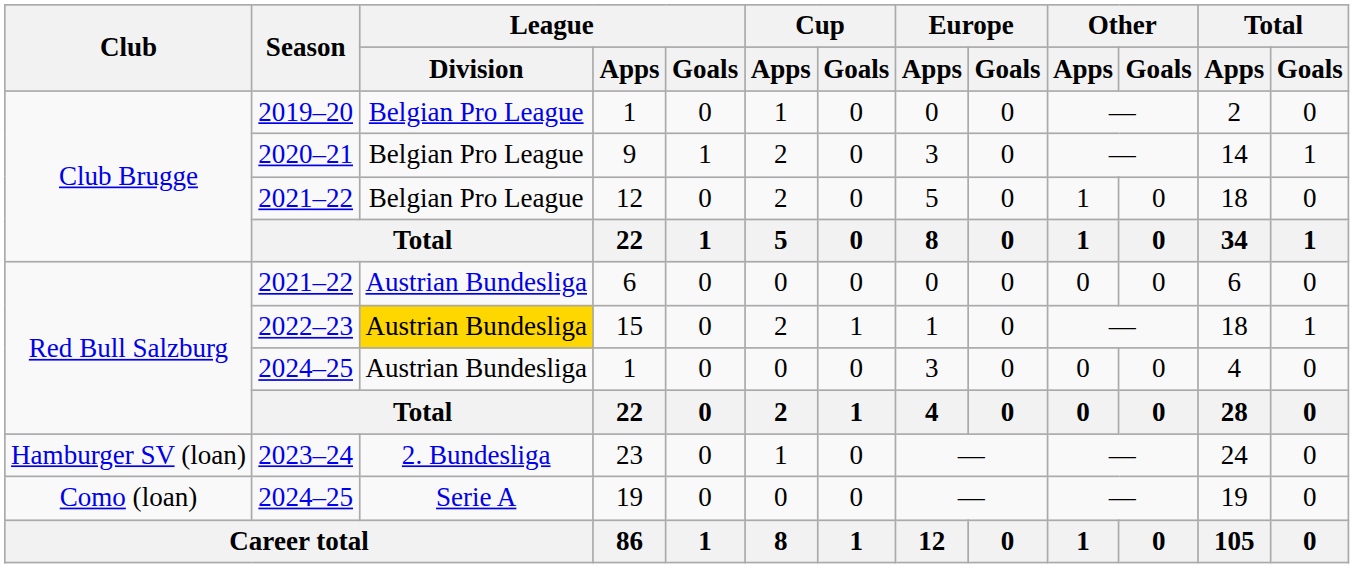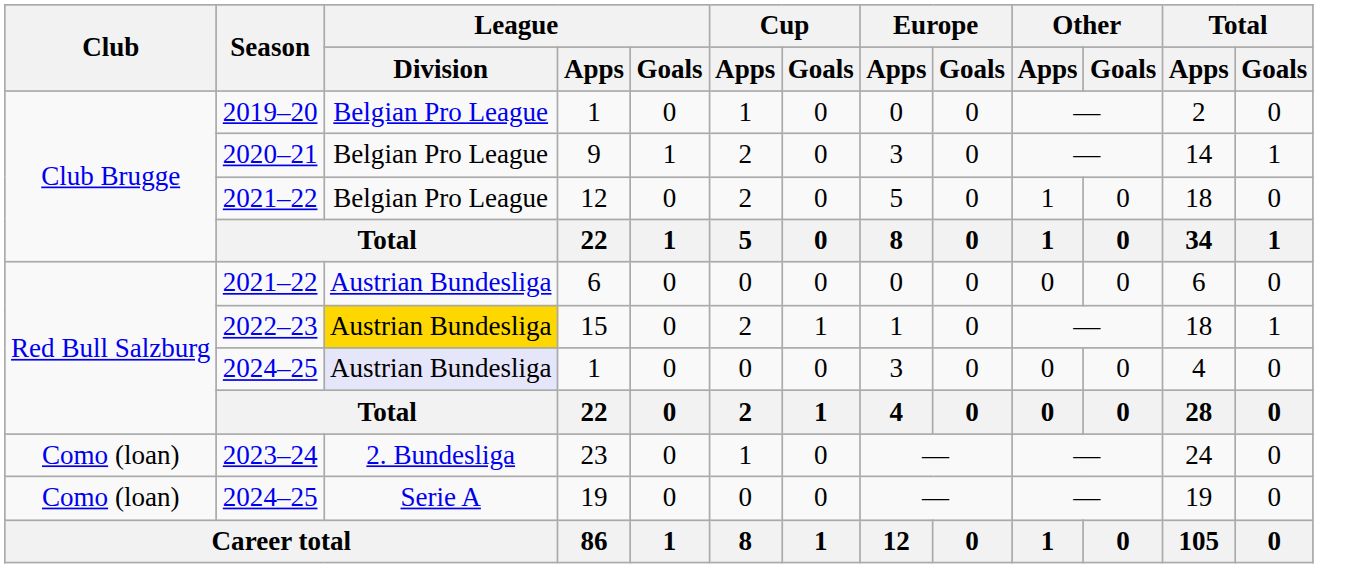(476, 369) no background -> (441, 369) lavender background
(128, 454) Hamburger SV (loan) -> (111, 454) Como (loan)
